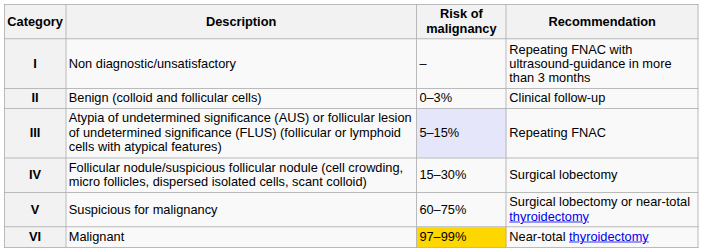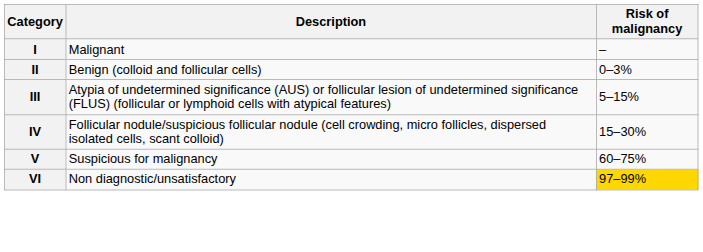- column: (602, 21)
(152, 63) Non diagnostic/unsatisfactory -> (96, 49) Malignant
(439, 133) lavender background -> (619, 97) no background
(96, 237) Malignant -> (152, 179) Non diagnostic/unsatisfactory
